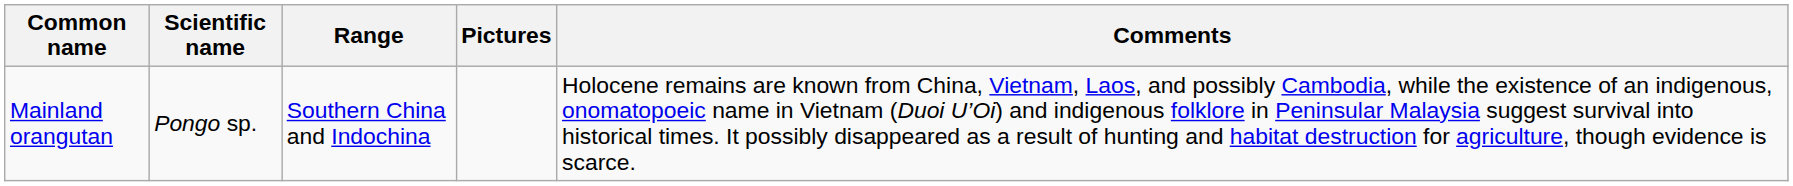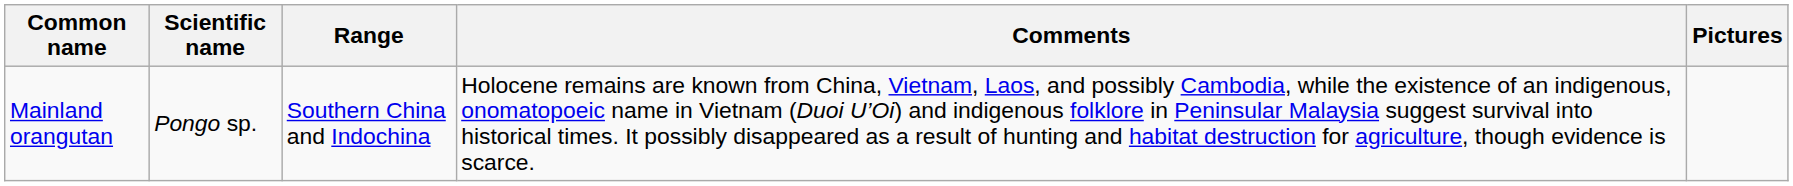columns swapped: (1172, 35) <-> (506, 35)
